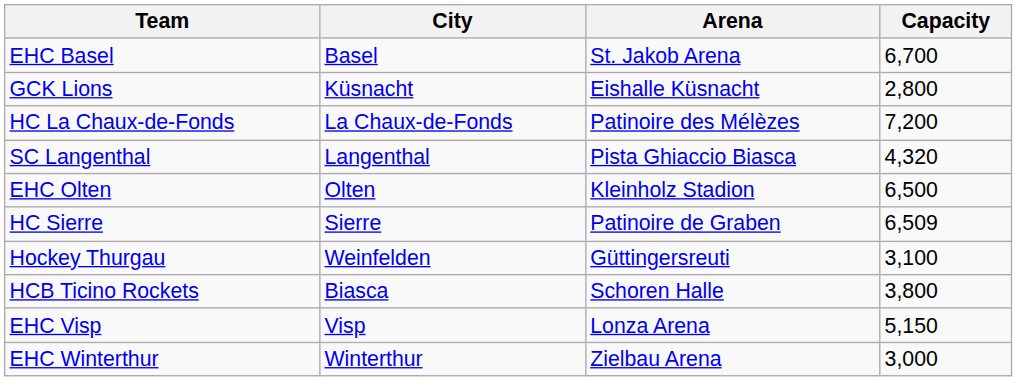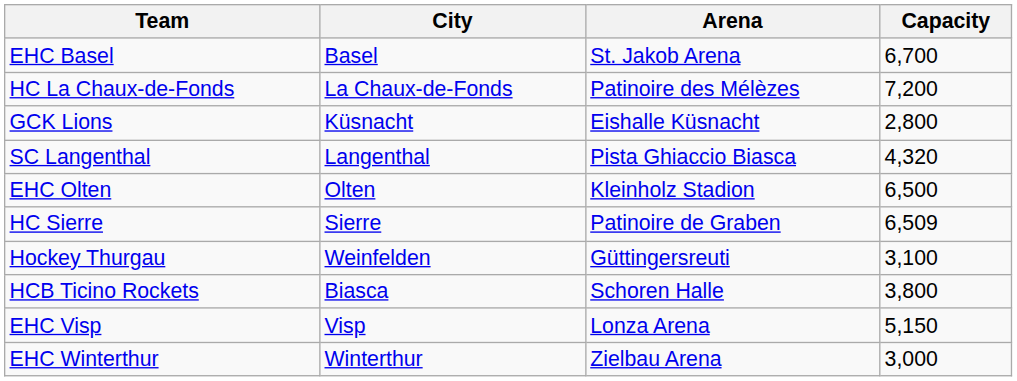rows swapped: (122, 122) <-> (61, 88)
